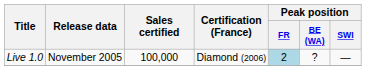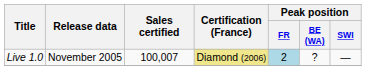(159, 57) 100,000 -> (159, 57) 100,007
(231, 57) no background -> (231, 57) khaki background
